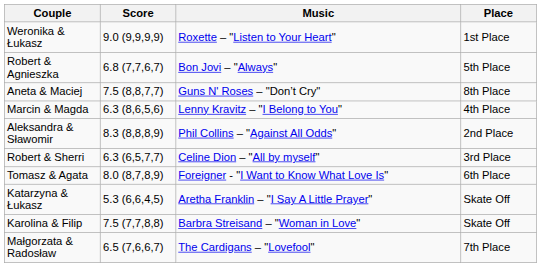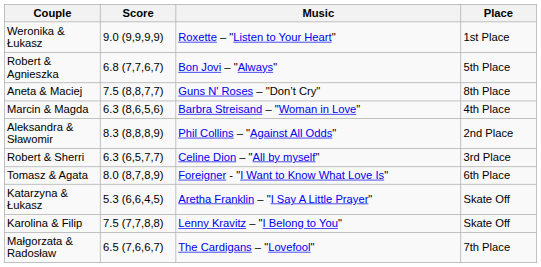(260, 109) Lenny Kravitz – "I Belong to You" -> (269, 109) Barbra Streisand – "Woman in Love"
(269, 223) Barbra Streisand – "Woman in Love" -> (260, 223) Lenny Kravitz – "I Belong to You"
